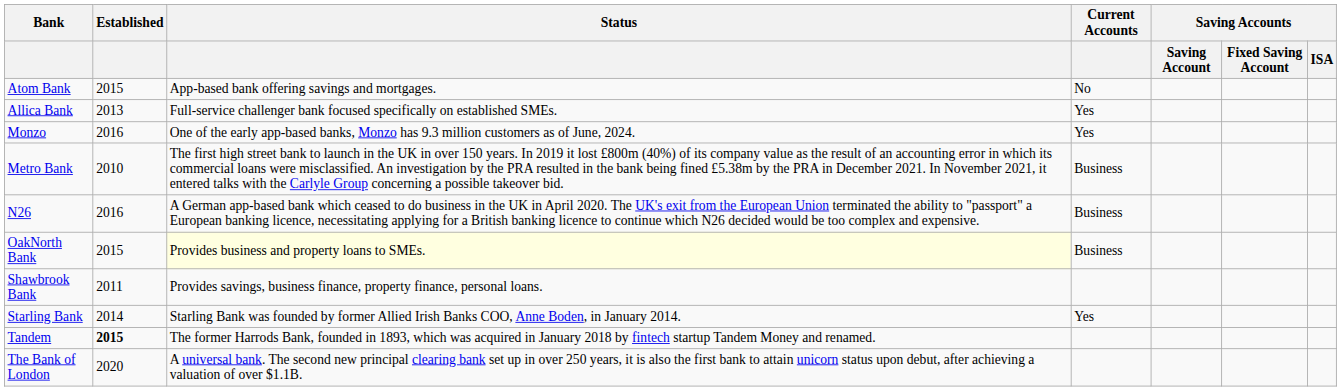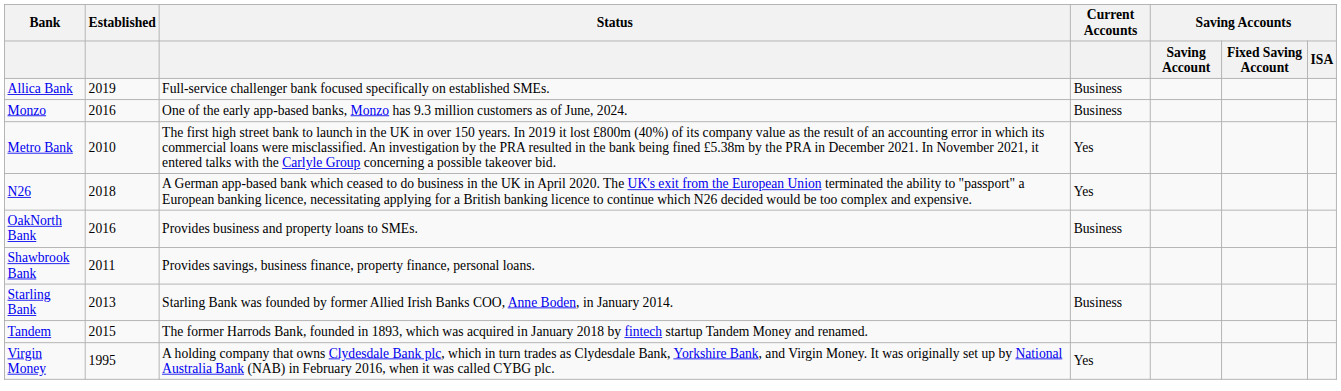- row: (39, 89)
(110, 110) 2013 -> (102, 89) 2019
(1084, 110) Yes -> (1098, 89) Business
(1084, 132) Yes -> (1098, 110) Business
(1098, 169) Business -> (1084, 147) Yes
(110, 213) 2016 -> (102, 191) 2018
(1098, 213) Business -> (1084, 191) Yes
(110, 250) 2015 -> (102, 228) 2016
(298, 250) lightyellow background -> (290, 228) no background
(110, 316) 2014 -> (102, 302) 2013
(1084, 316) Yes -> (1098, 302) Business
(110, 338) bold -> (102, 331) normal
- row: (42, 367)
+ row: (27, 361)
